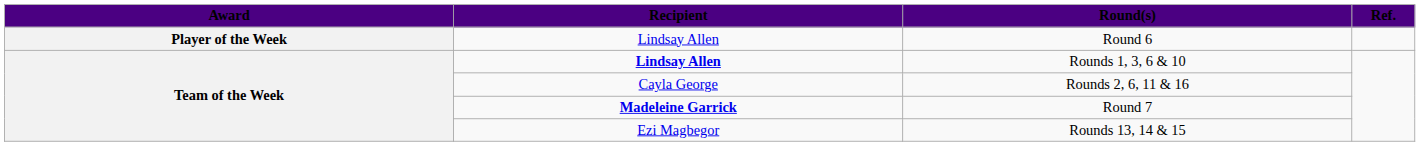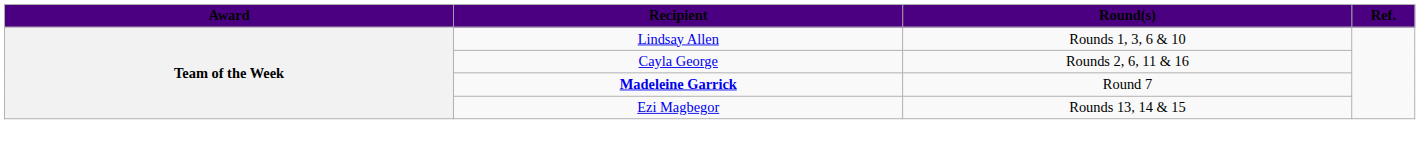- row: (1127, 38)
(678, 61) bold -> (678, 38) normal
